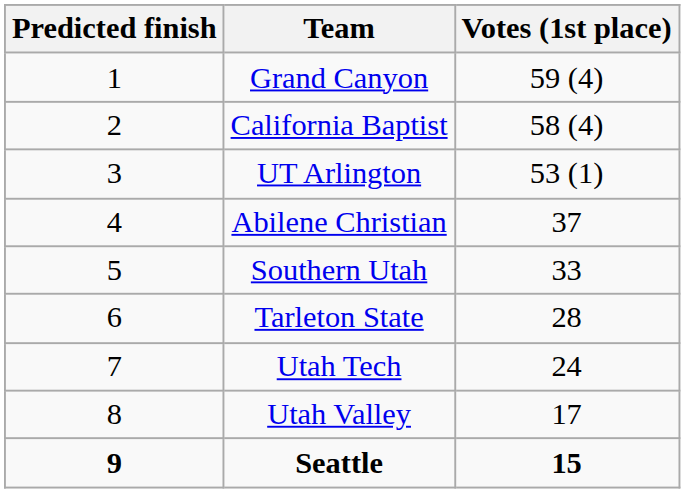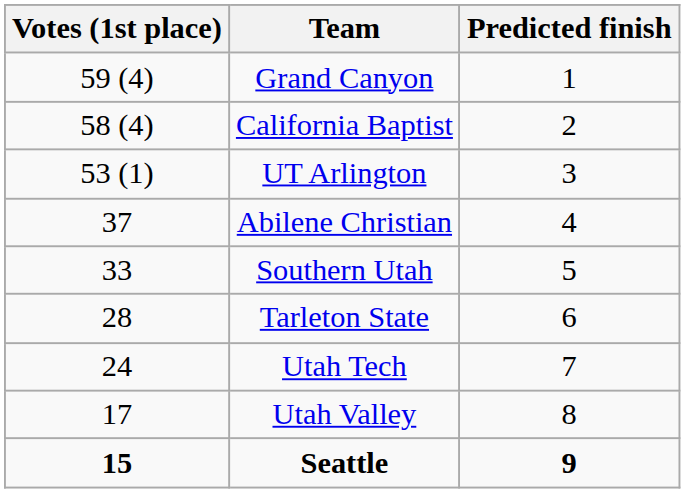columns swapped: (114, 28) <-> (567, 28)
